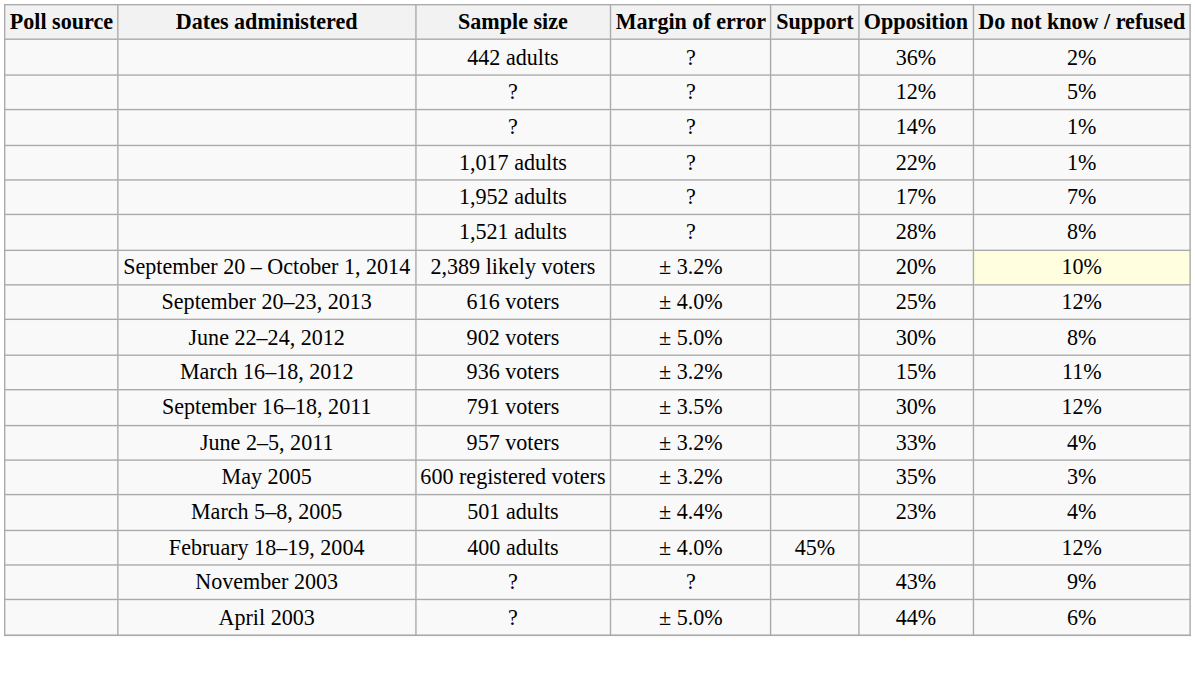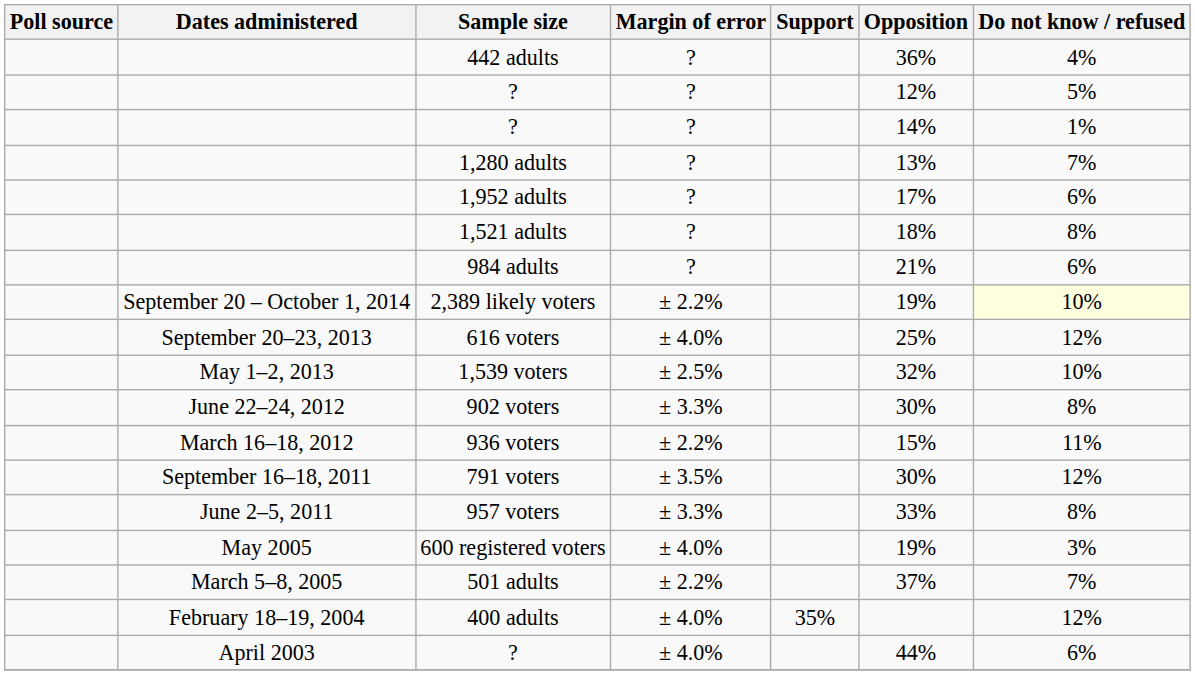(1082, 57) 2% -> (1082, 57) 4%
- row: (267, 162)
+ row: (267, 162)
(1082, 197) 7% -> (1082, 197) 6%
(916, 232) 28% -> (916, 232) 18%
+ row: (267, 267)
(691, 267) ± 3.2% -> (691, 302) ± 2.2%
(916, 267) 20% -> (916, 302) 19%
+ row: (267, 372)
(691, 337) ± 5.0% -> (691, 407) ± 3.3%
(691, 372) ± 3.2% -> (691, 442) ± 2.2%
(691, 442) ± 3.2% -> (691, 512) ± 3.3%
(1082, 442) 4% -> (1082, 512) 8%
(691, 477) ± 3.2% -> (691, 547) ± 4.0%
(916, 477) 35% -> (916, 547) 19%
(691, 512) ± 4.4% -> (691, 582) ± 2.2%
(916, 512) 23% -> (916, 582) 37%
(1082, 512) 4% -> (1082, 582) 7%
(815, 547) 45% -> (815, 617) 35%
- row: (267, 582)
(691, 617) ± 5.0% -> (691, 652) ± 4.0%
